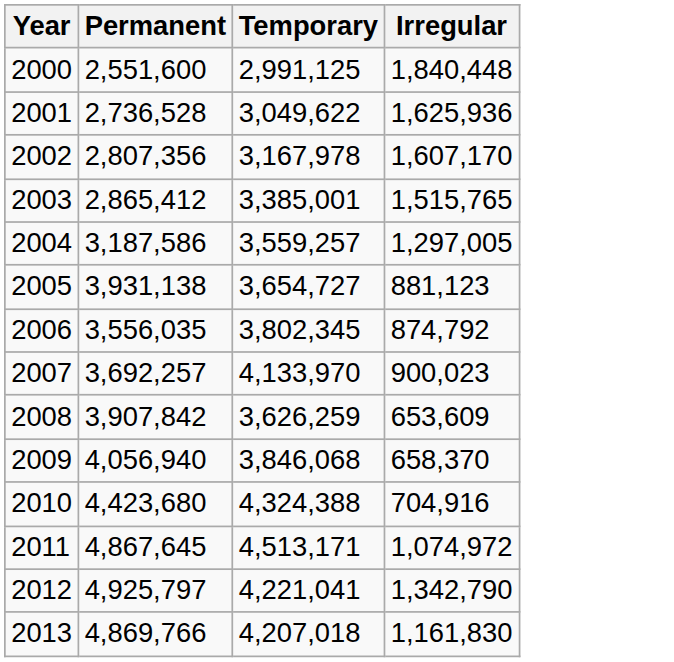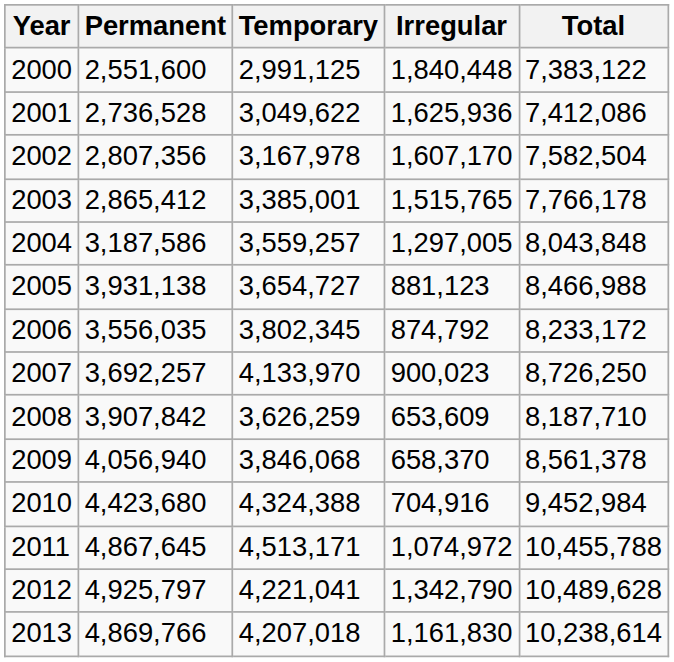+ column: (593, 26)
